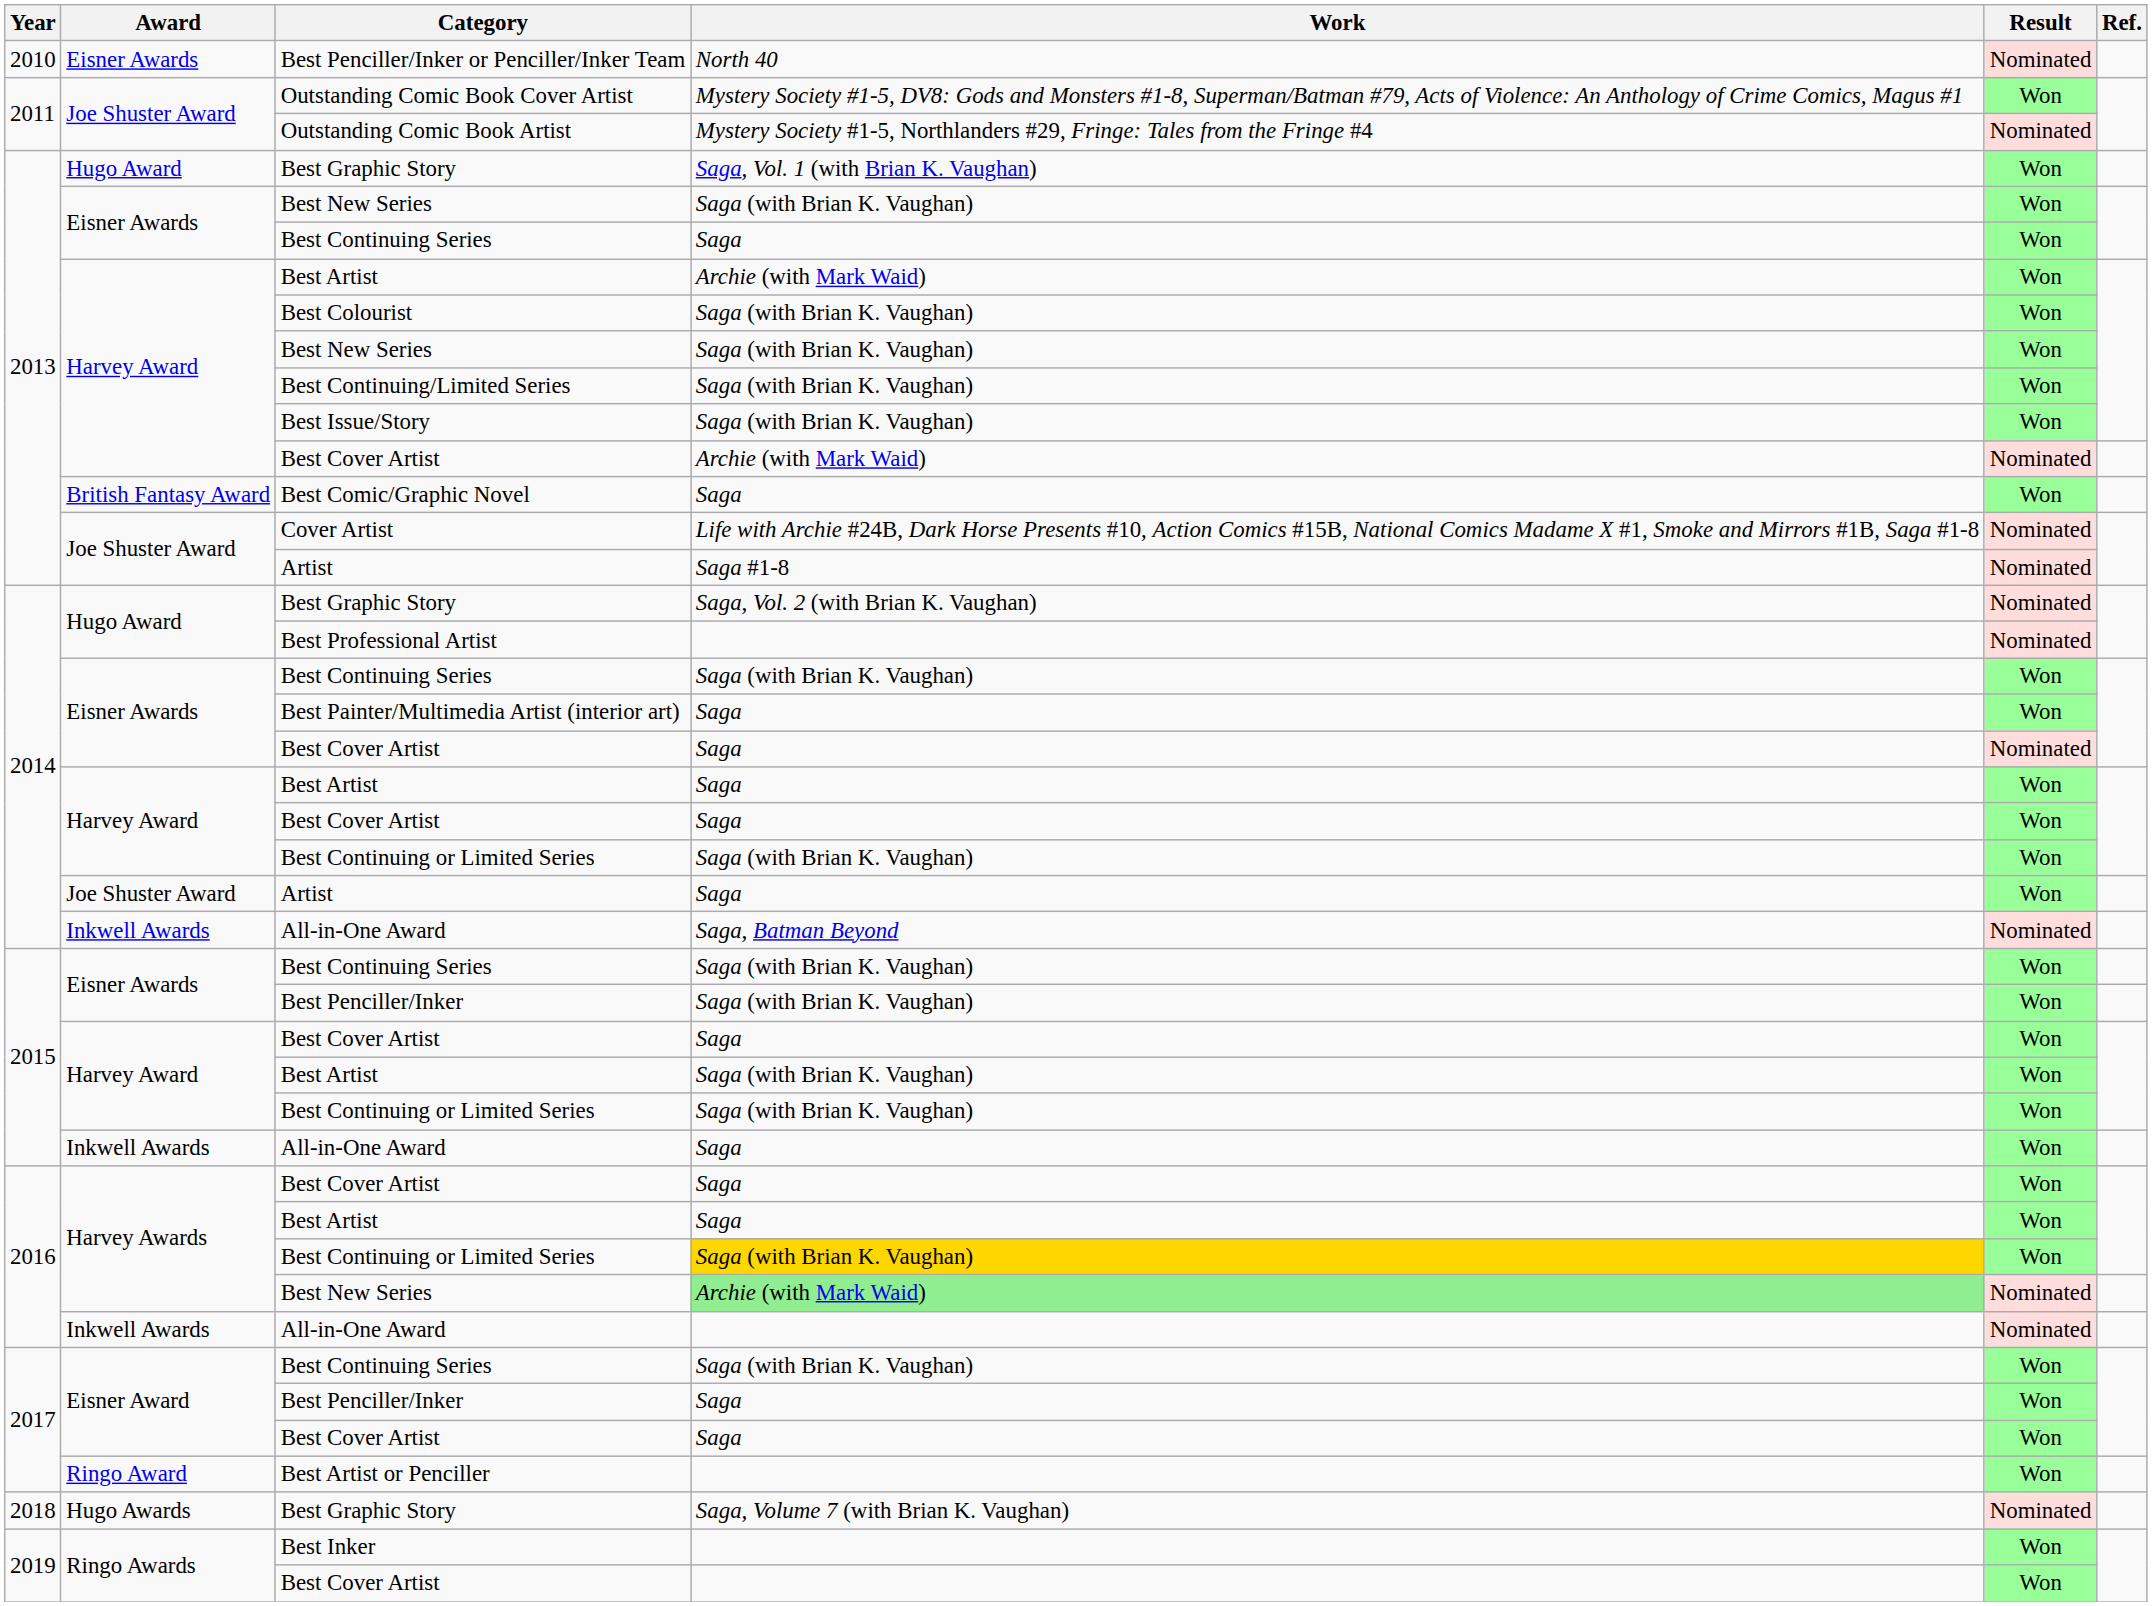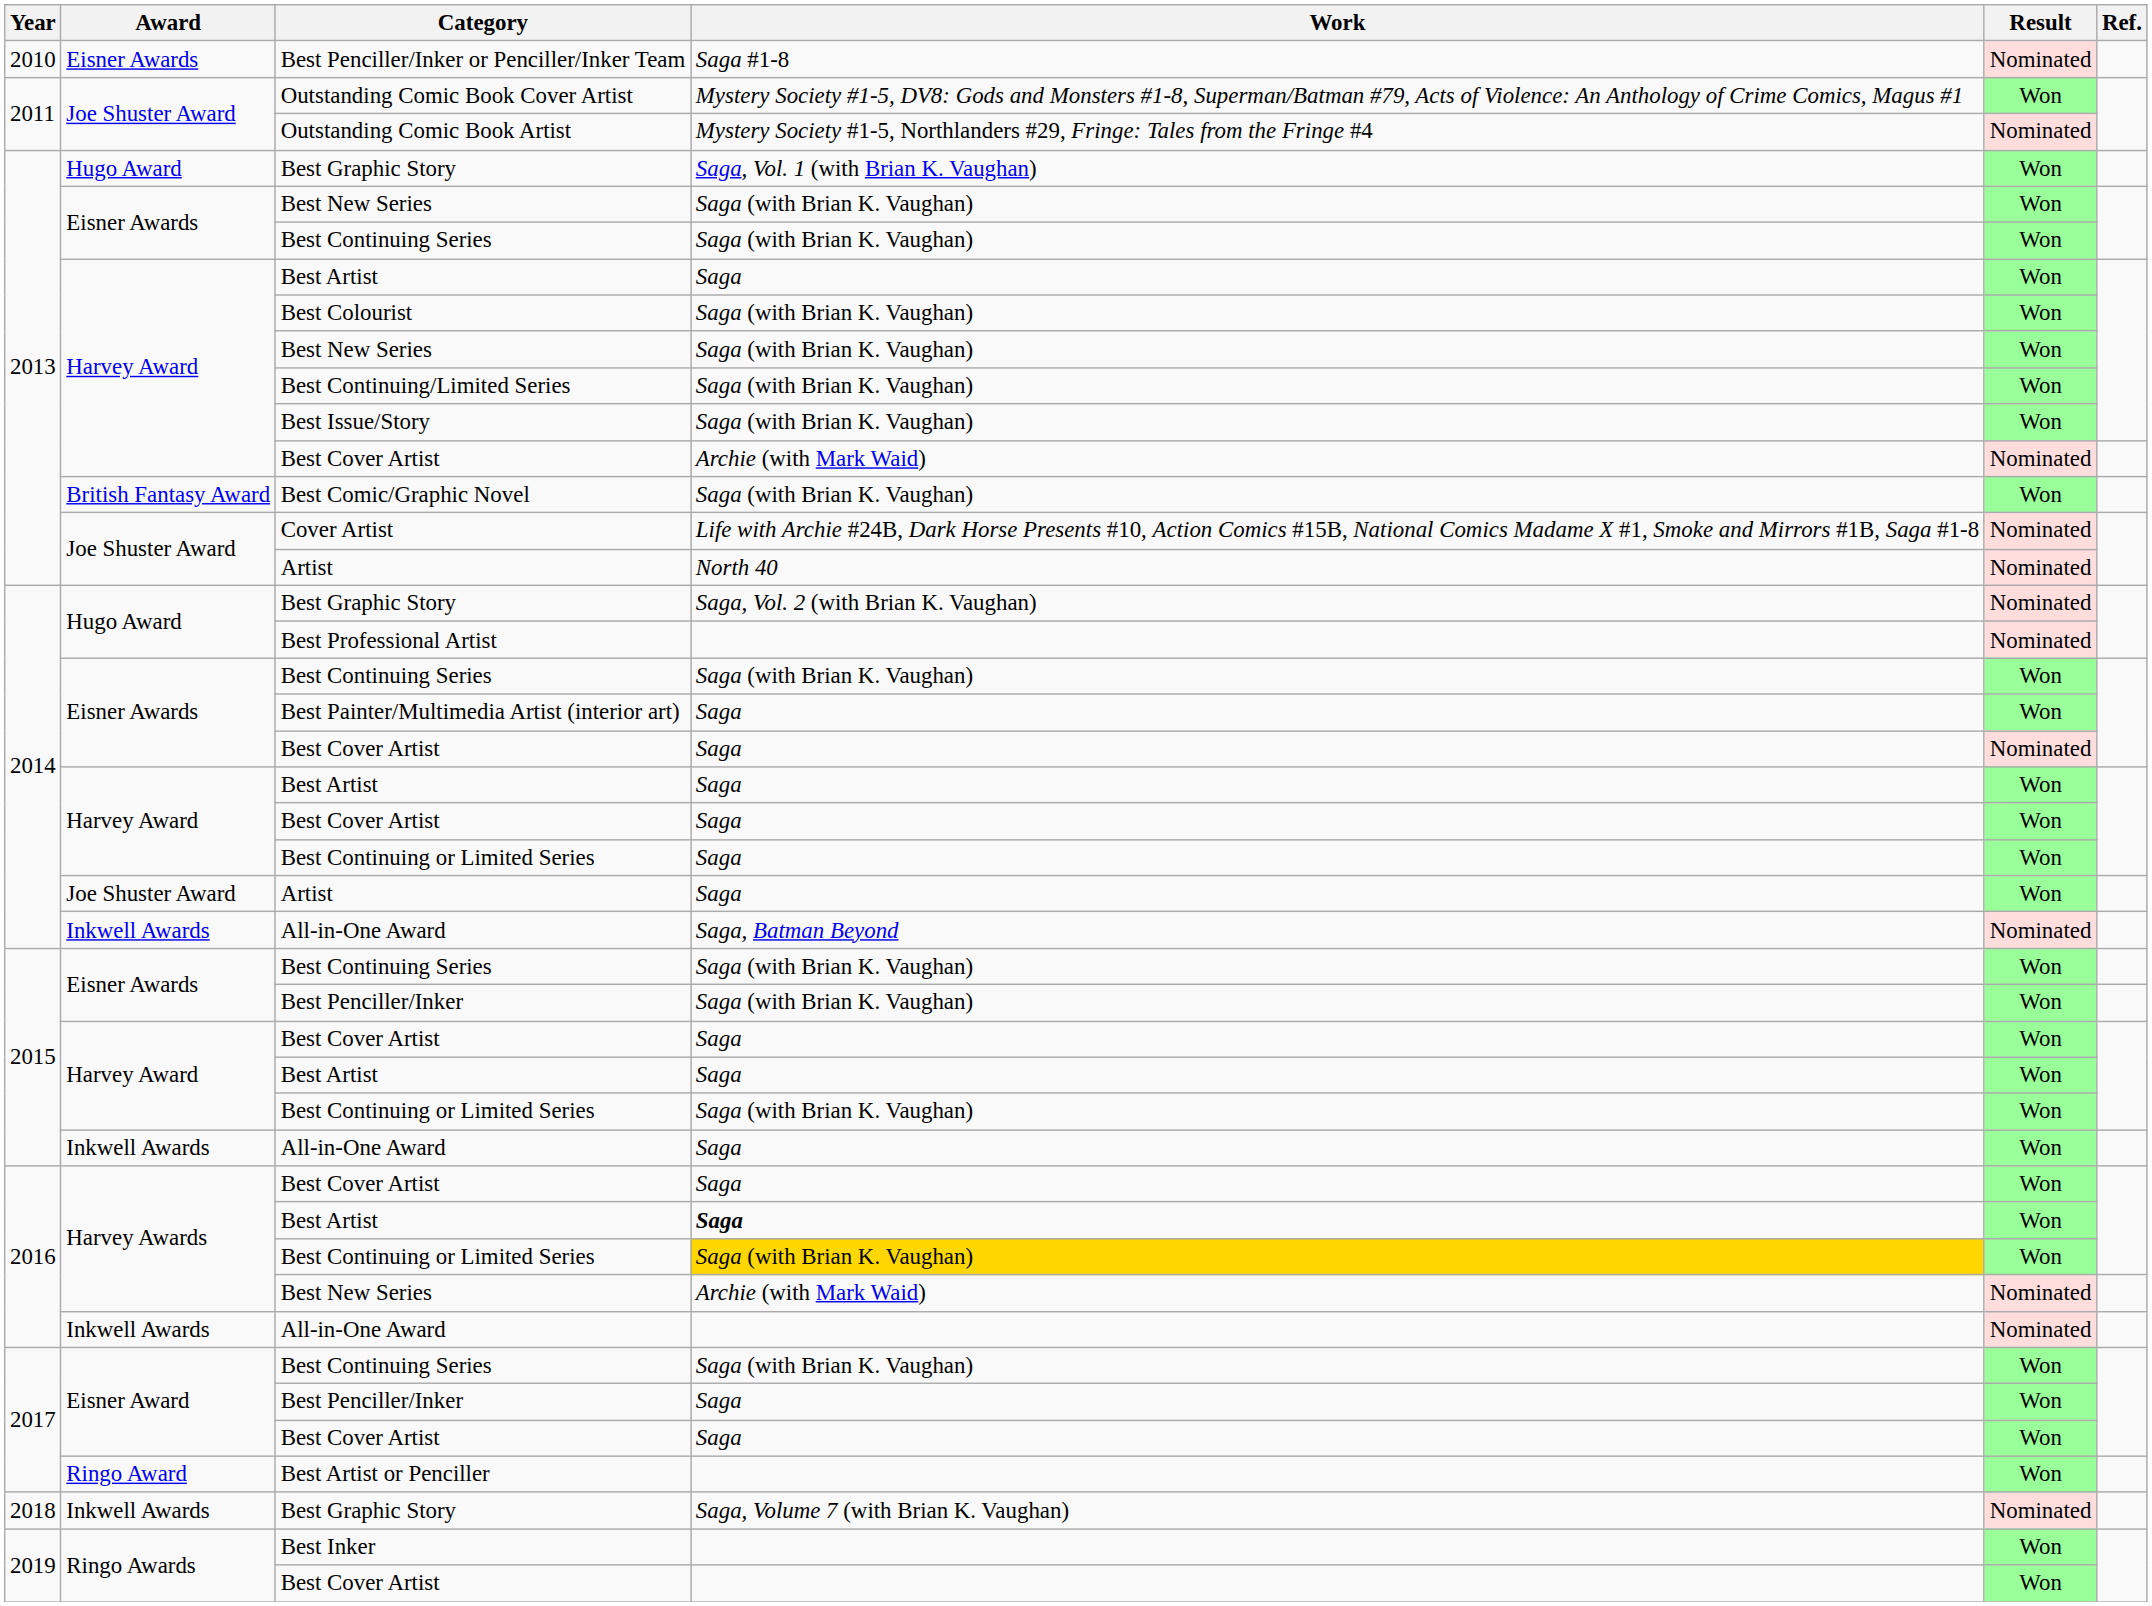(737, 58) North 40 -> (743, 58) Saga #1-8
(719, 240) Saga -> (834, 240) Saga (with Brian K. Vaughan)
(811, 276) Archie (with Mark Waid) -> (719, 276) Saga
(719, 494) Saga -> (834, 494) Saga (with Brian K. Vaughan)
(743, 566) Saga #1-8 -> (737, 566) North 40
(834, 857) Saga (with Brian K. Vaughan) -> (719, 857) Saga
(834, 1074) Saga (with Brian K. Vaughan) -> (719, 1074) Saga
(719, 1220) normal -> (719, 1220) bold
(811, 1292) lightgreen background -> (811, 1292) no background
(128, 1510) Hugo Awards -> (138, 1510) Inkwell Awards
